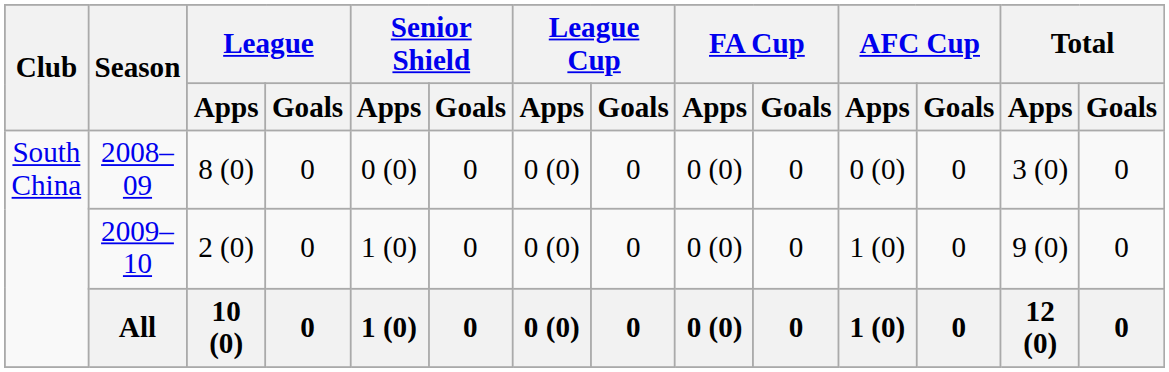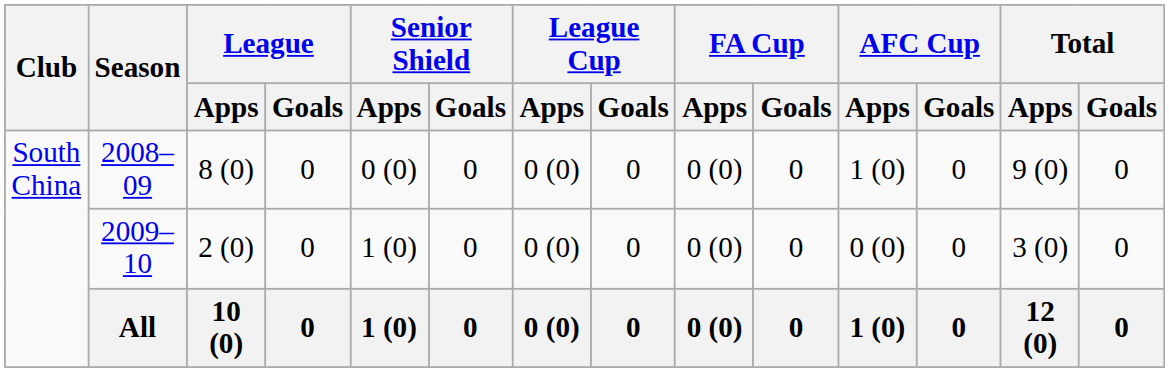(877, 169) 0 (0) -> (877, 169) 1 (0)
(1040, 169) 3 (0) -> (1040, 169) 9 (0)
(877, 248) 1 (0) -> (877, 248) 0 (0)
(1040, 248) 9 (0) -> (1040, 248) 3 (0)
